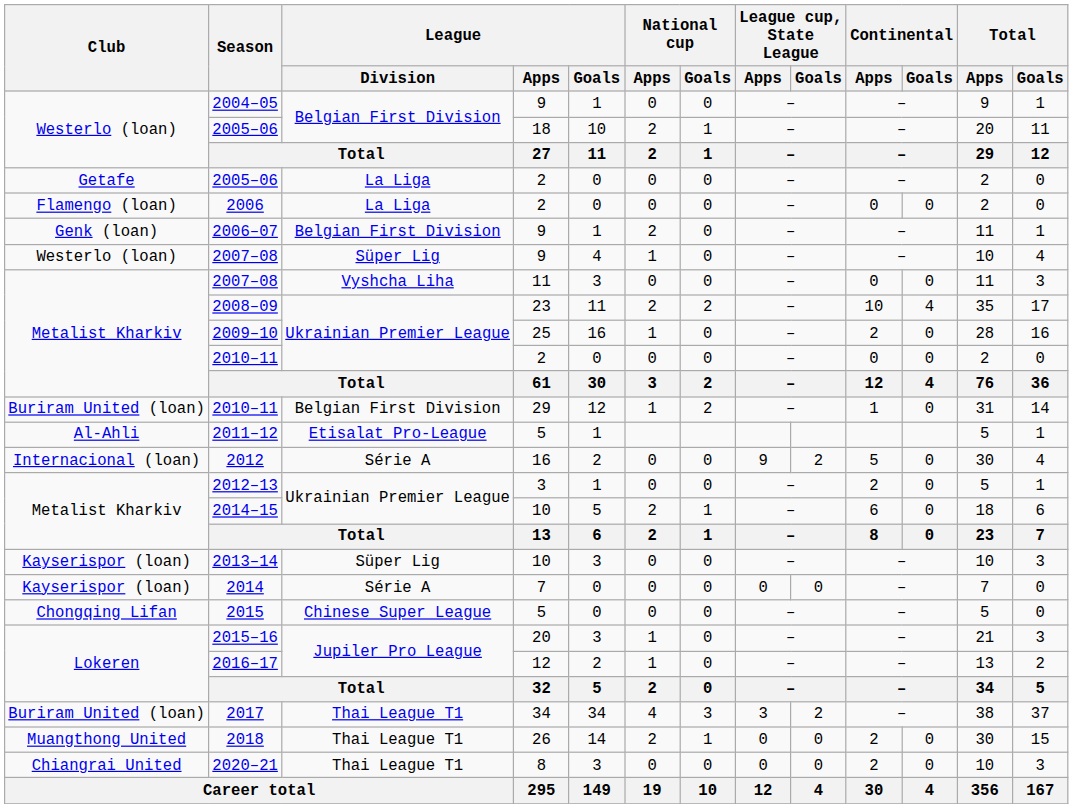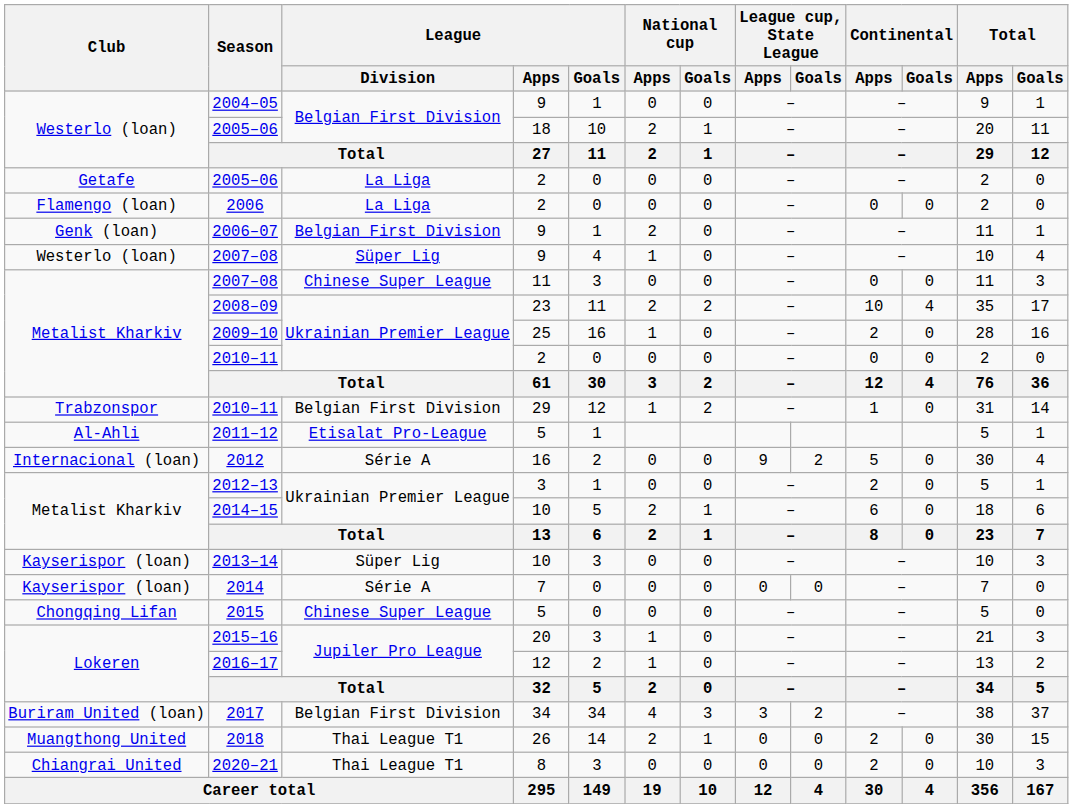(398, 282) Vyshcha Liha -> (398, 282) Chinese Super League
(107, 409) Buriram United (loan) -> (107, 409) Trabzonspor
(398, 714) Thai League T1 -> (398, 714) Belgian First Division
